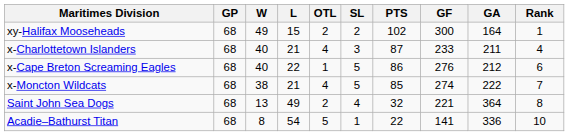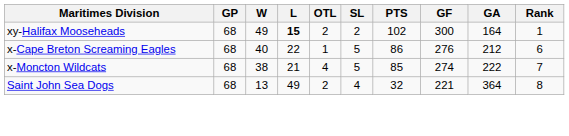(293, 31) normal -> (293, 31) bold
- row: (71, 49)
- row: (63, 121)
